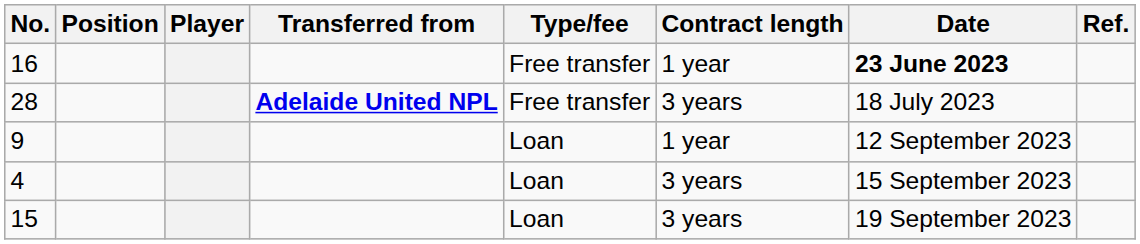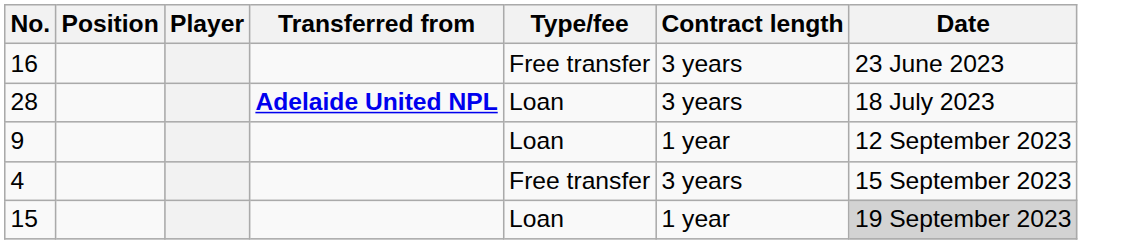- column: (1106, 24)
(696, 63) 1 year -> (702, 63) 3 years
(932, 63) bold -> (930, 63) normal
(580, 102) Free transfer -> (537, 102) Loan
(537, 180) Loan -> (580, 180) Free transfer
(702, 219) 3 years -> (696, 219) 1 year
(963, 219) no background -> (963, 219) lightgrey background
